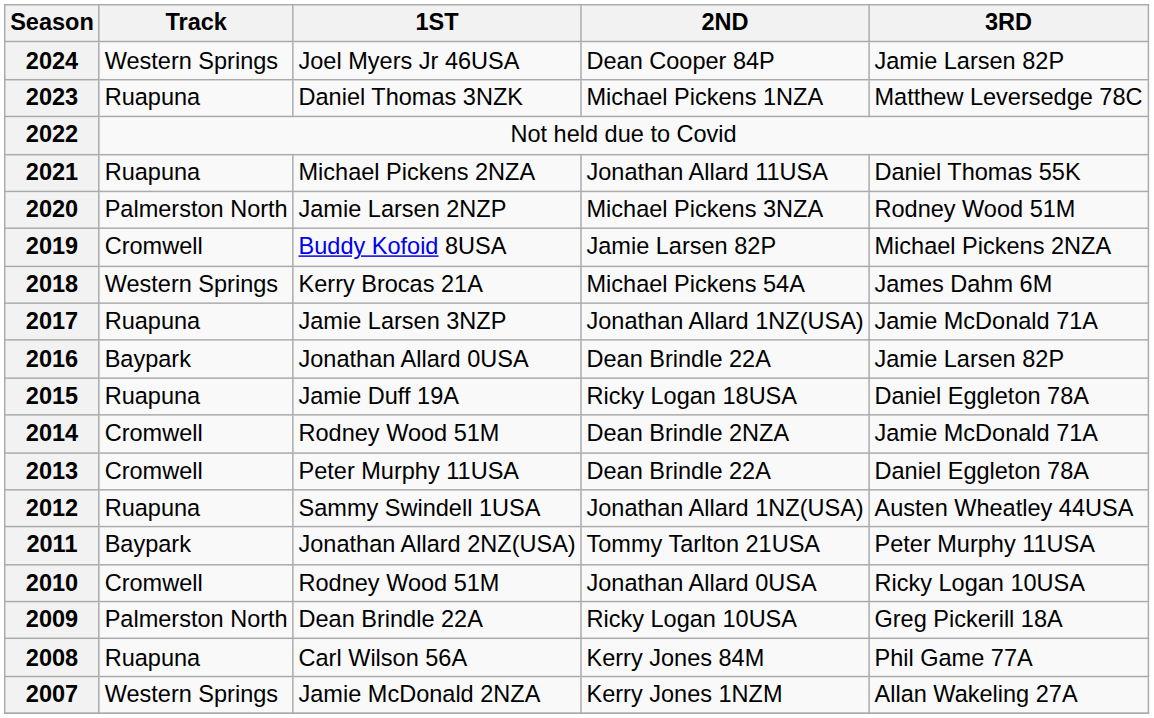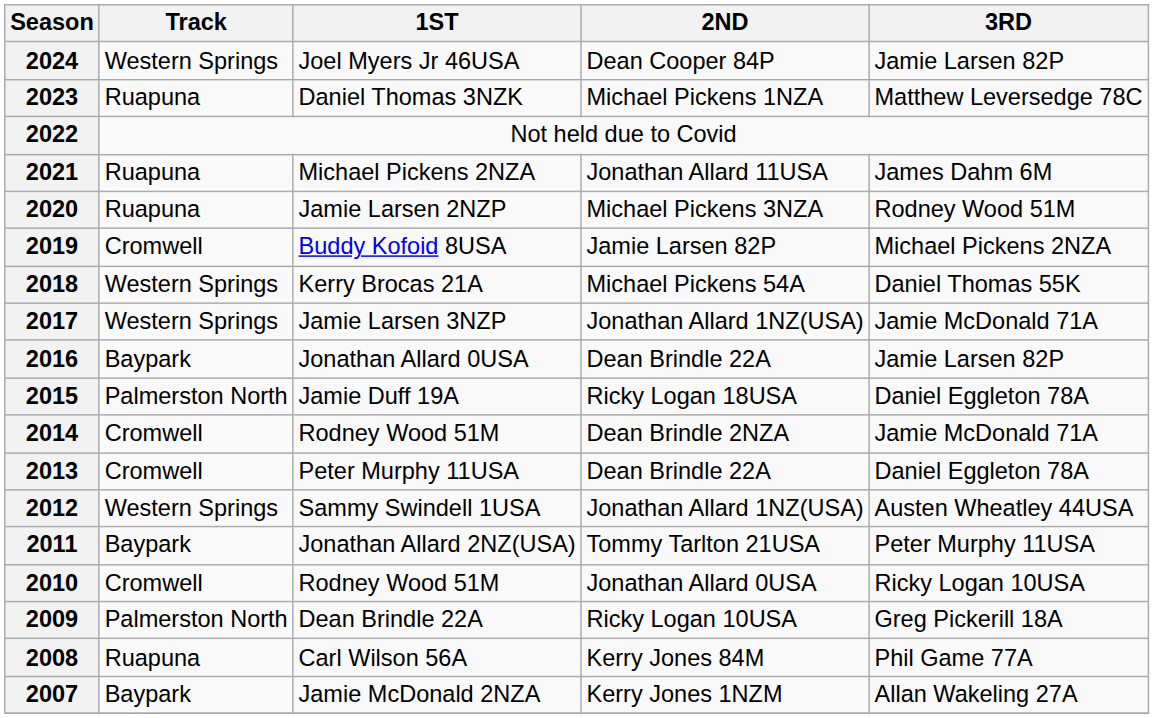(978, 172) Daniel Thomas 55K -> (963, 172) James Dahm 6M
(196, 209) Palmerston North -> (152, 209) Ruapuna
(963, 284) James Dahm 6M -> (978, 284) Daniel Thomas 55K
(152, 321) Ruapuna -> (191, 321) Western Springs
(152, 396) Ruapuna -> (196, 396) Palmerston North
(152, 508) Ruapuna -> (191, 508) Western Springs
(191, 694) Western Springs -> (148, 694) Baypark
